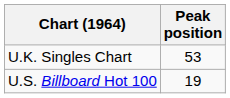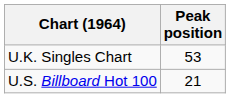(193, 81) 19 -> (193, 81) 21
